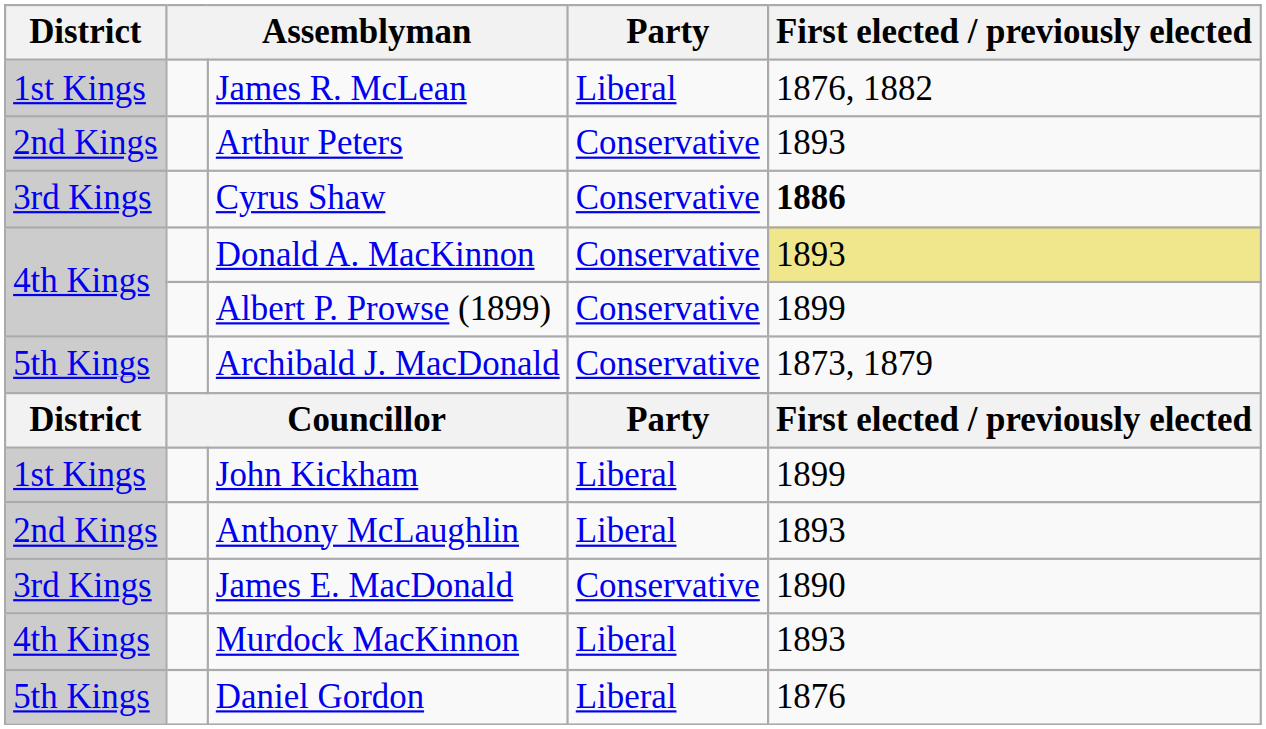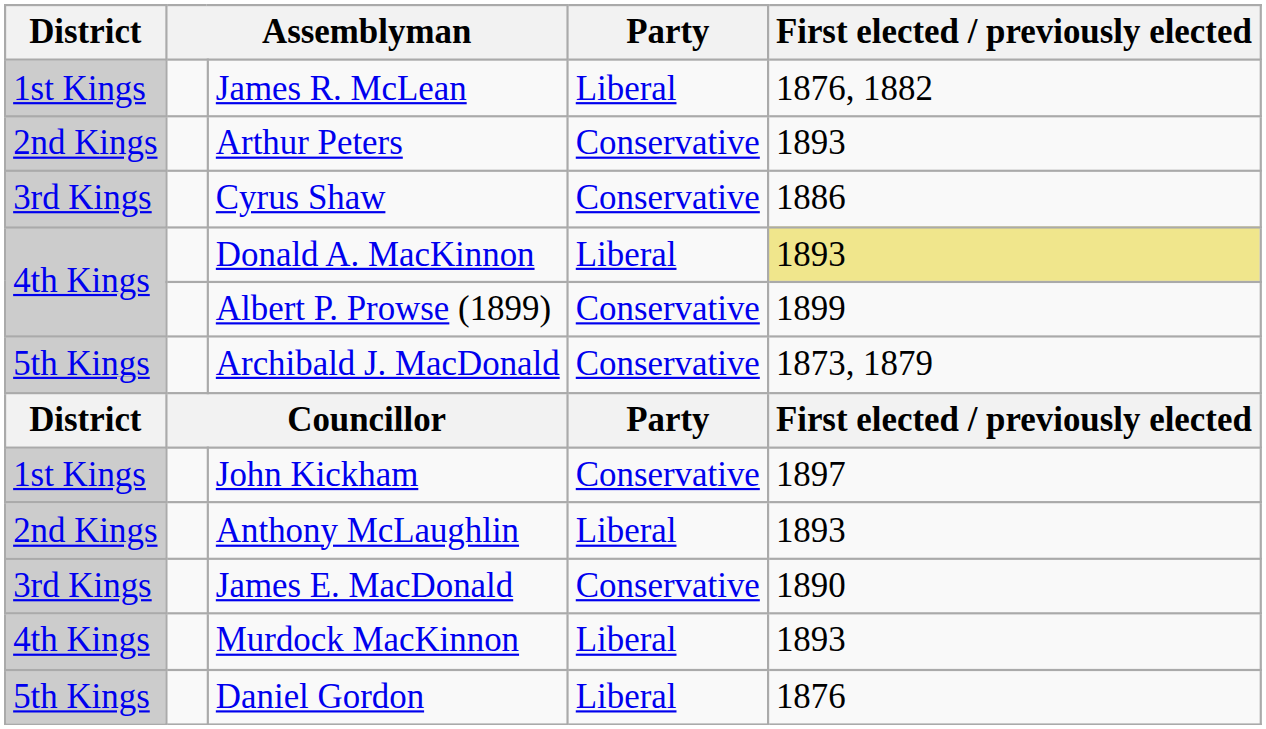(811, 198) bold -> (811, 198) normal
(668, 253) Conservative -> (626, 253) Liberal
(626, 474) Liberal -> (668, 474) Conservative
(811, 474) 1899 -> (811, 474) 1897
